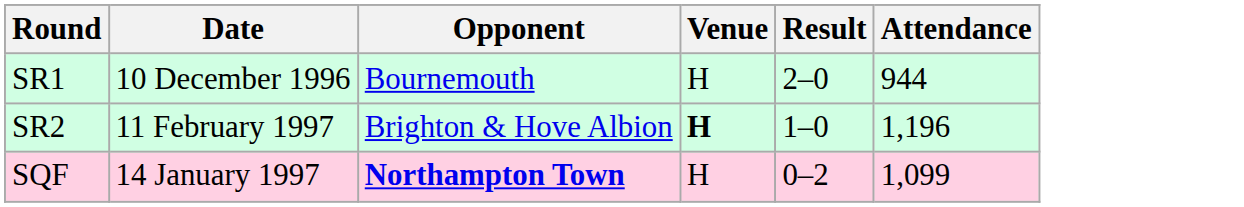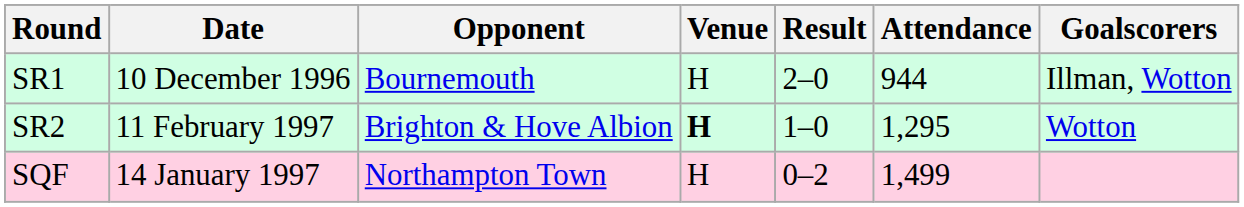+ column: (1139, 28)
(915, 126) 1,196 -> (915, 126) 1,295
(495, 175) bold -> (486, 175) normal
(915, 175) 1,099 -> (915, 175) 1,499
